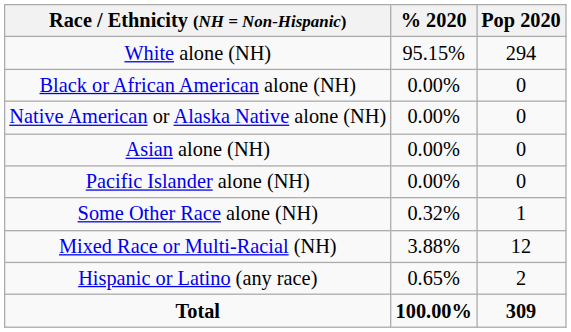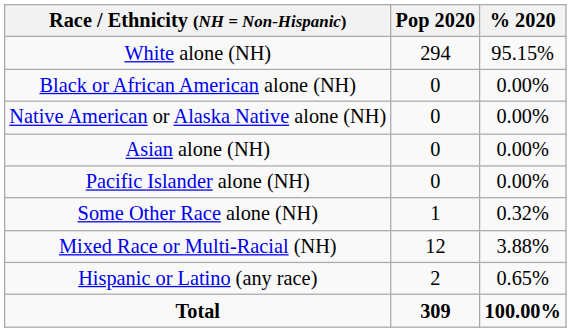columns swapped: (521, 20) <-> (434, 20)
